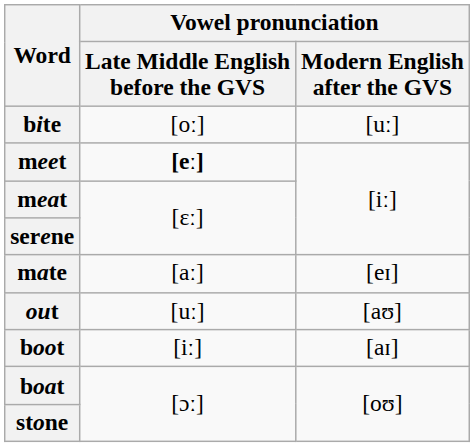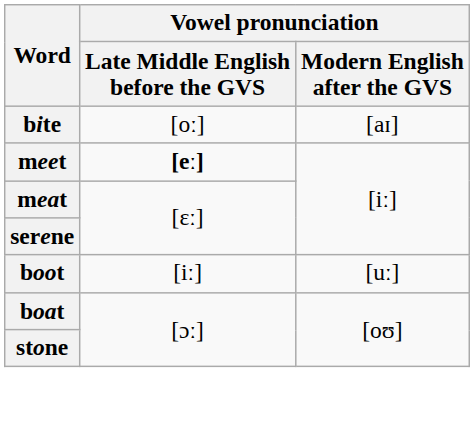(382, 124) [uː] -> (382, 124) [aɪ]
- row: (42, 273)
- row: (42, 310)
(382, 348) [aɪ] -> (382, 273) [uː]
